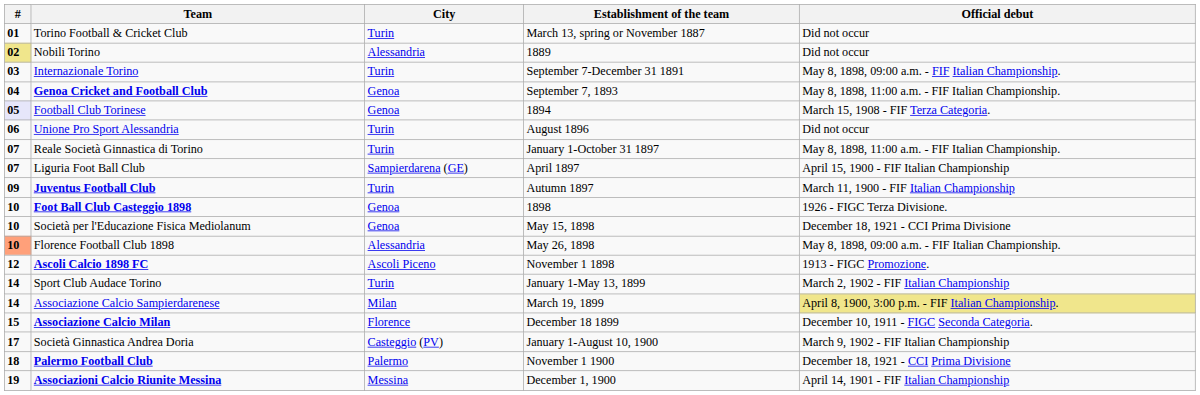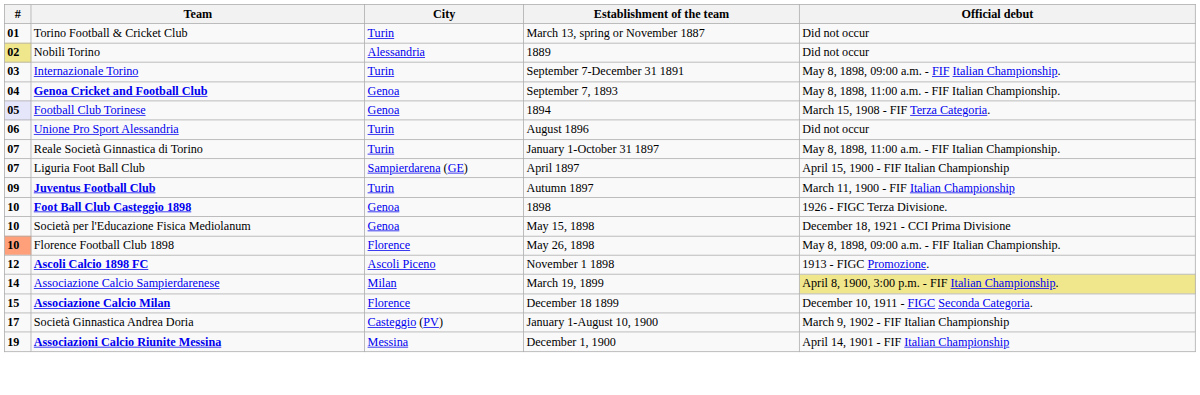(396, 245) Alessandria -> (389, 245) Florence
- row: (98, 284)
- row: (93, 361)
